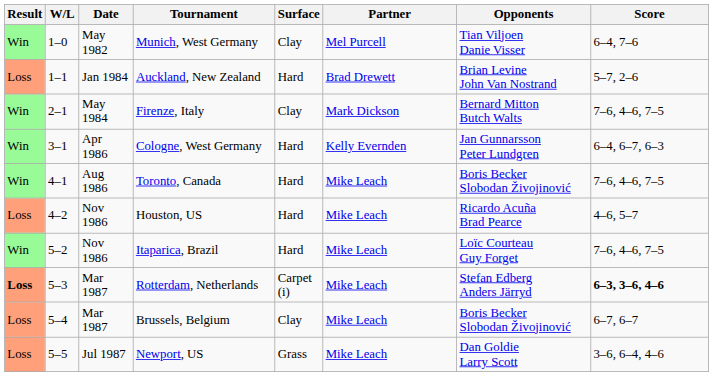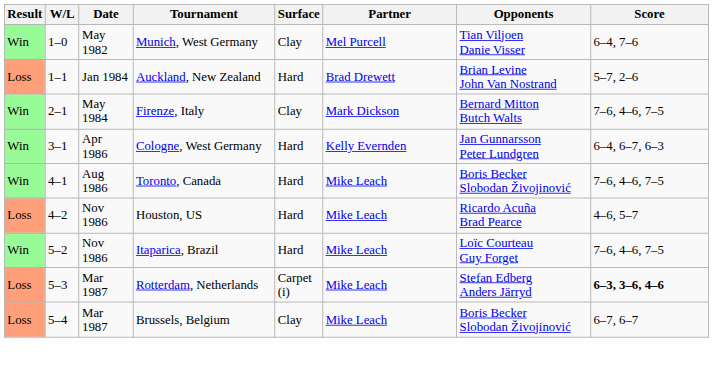(20, 285) bold -> (19, 285) normal
- row: (170, 354)
